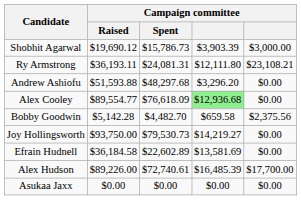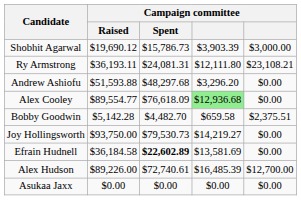(270, 117) $2,375.56 -> (270, 117) $2,375.51
(166, 152) normal -> (166, 152) bold
(270, 169) $17,700.00 -> (270, 169) $12,700.00
